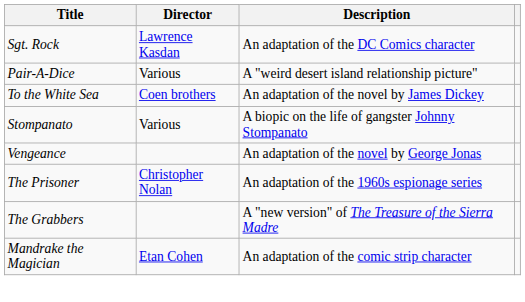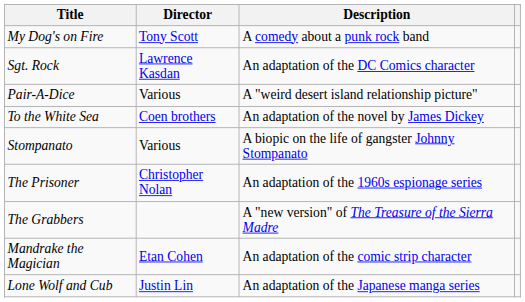+ row: (55, 36)
- row: (37, 153)
+ row: (60, 285)
